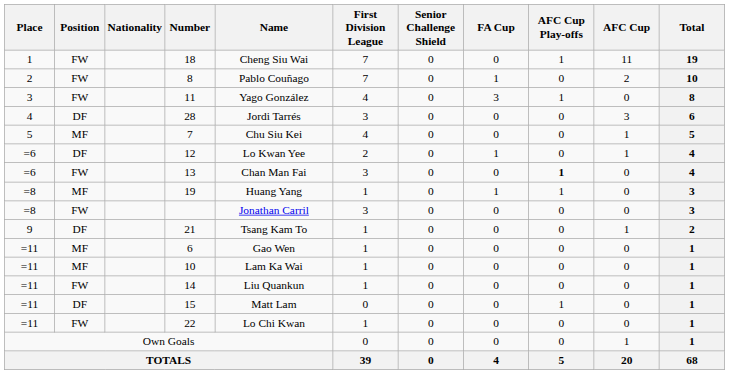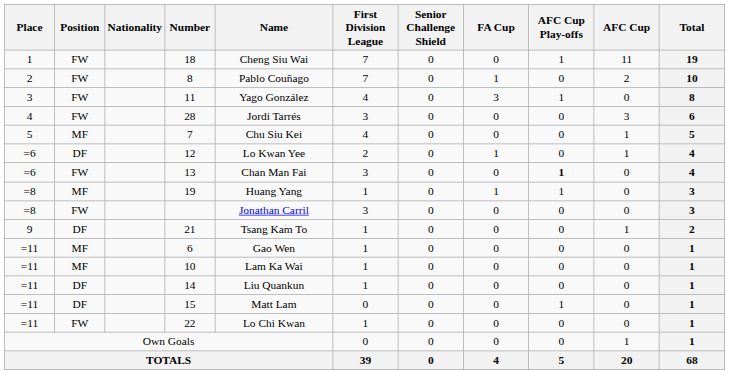(80, 116) DF -> (80, 116) FW
(80, 285) FW -> (80, 285) DF
